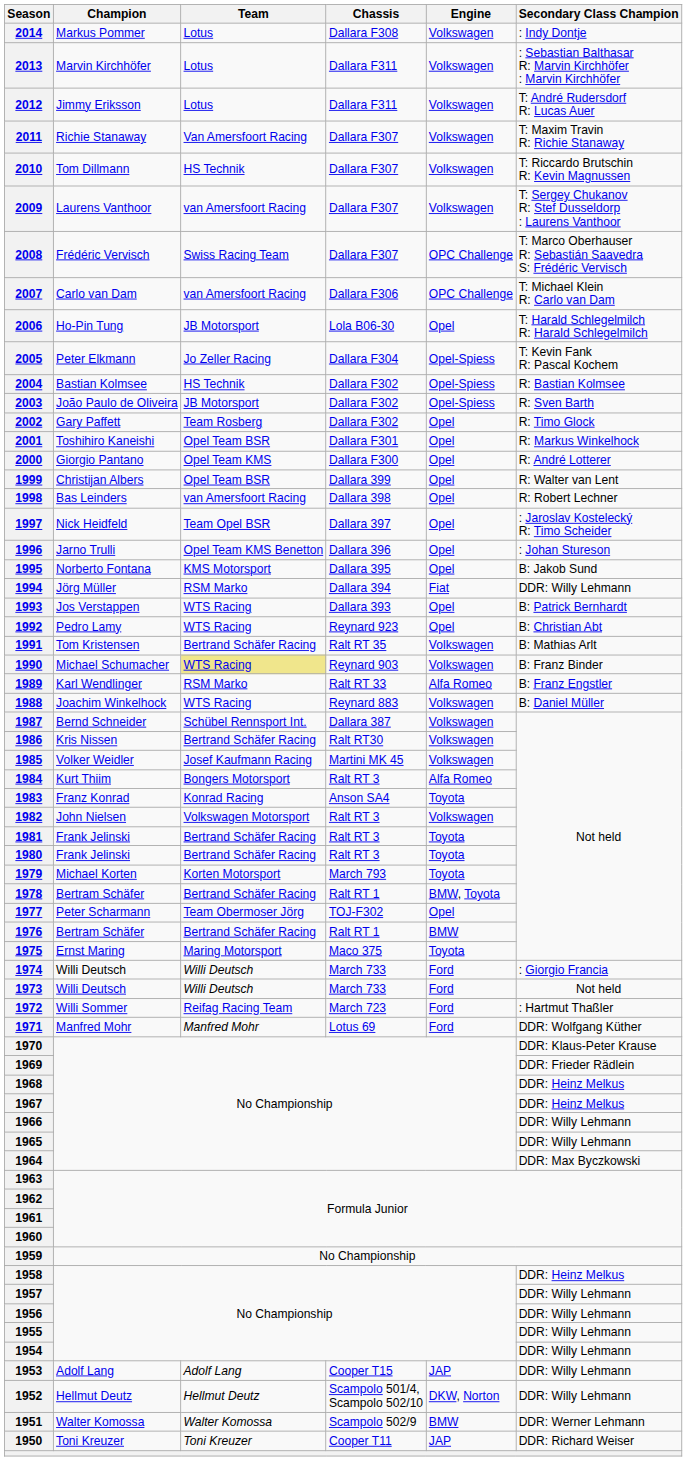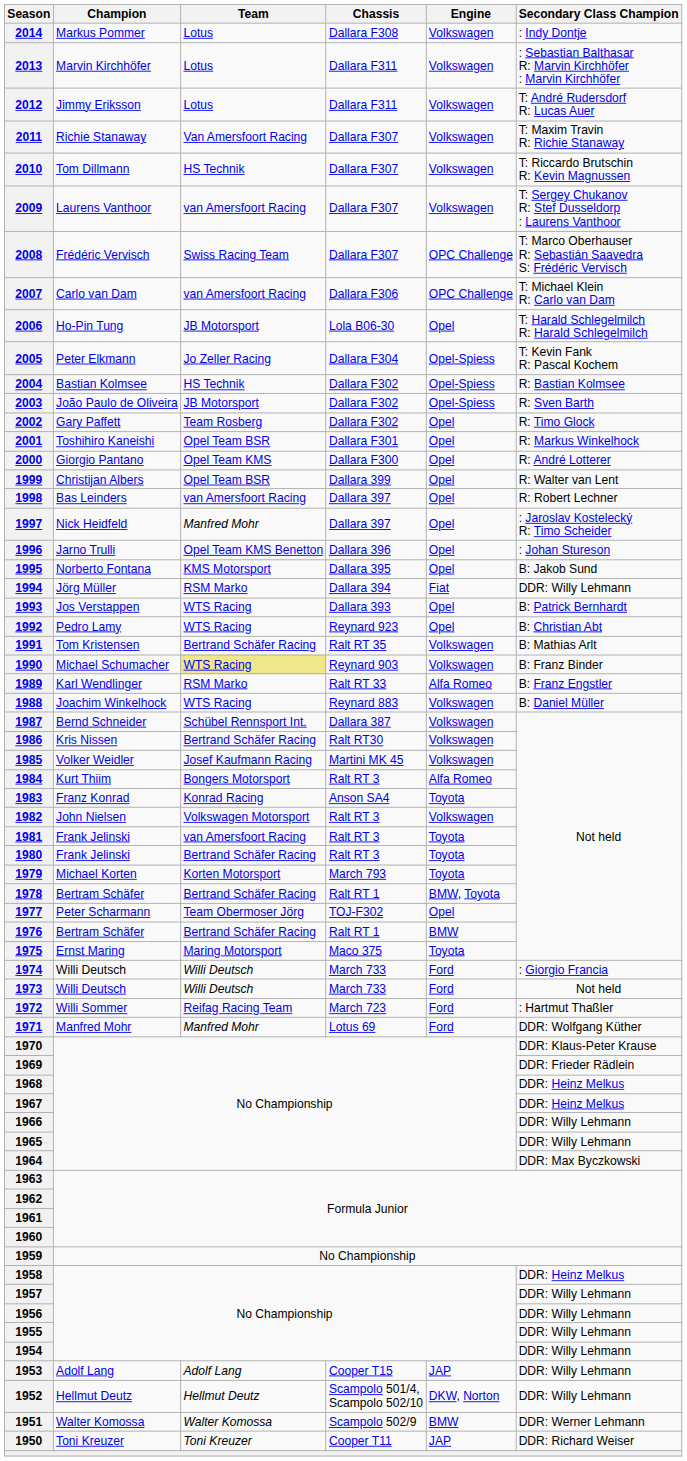(360, 498) Dallara 398 -> (360, 498) Dallara 397
(227, 524) Team Opel BSR -> (221, 524) Manfred Mohr
(250, 836) Bertrand Schäfer Racing -> (245, 836) van Amersfoort Racing
